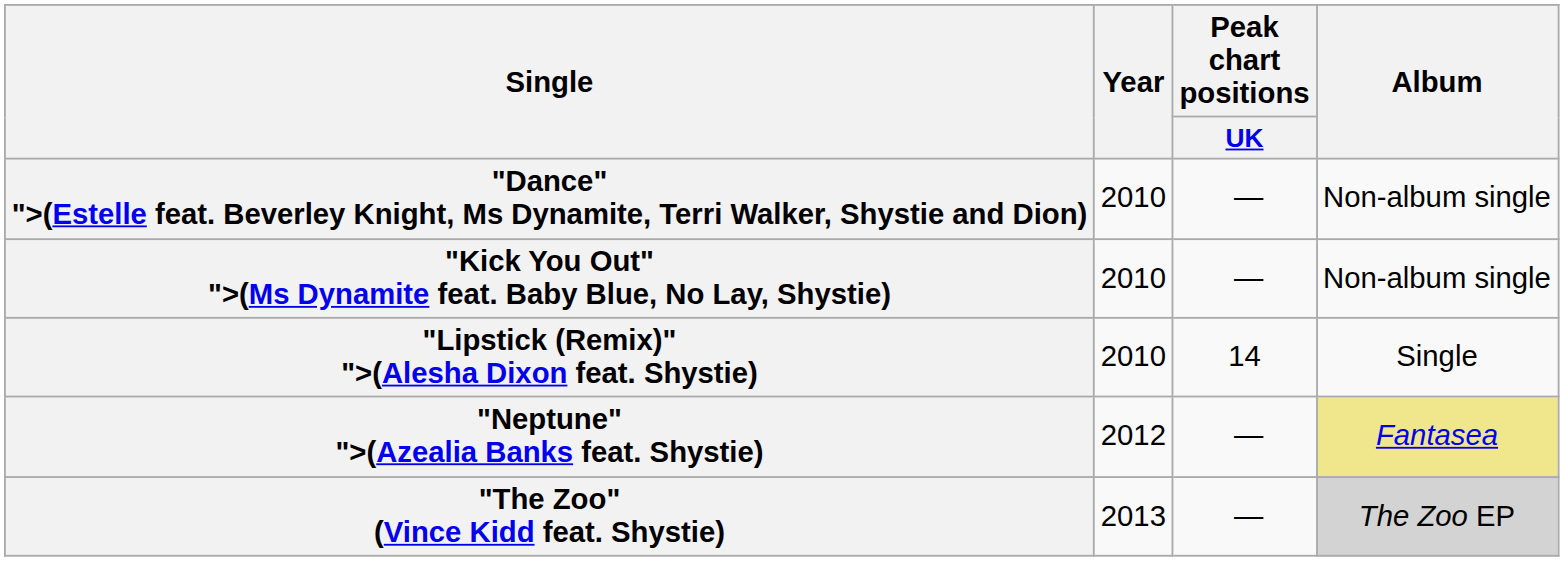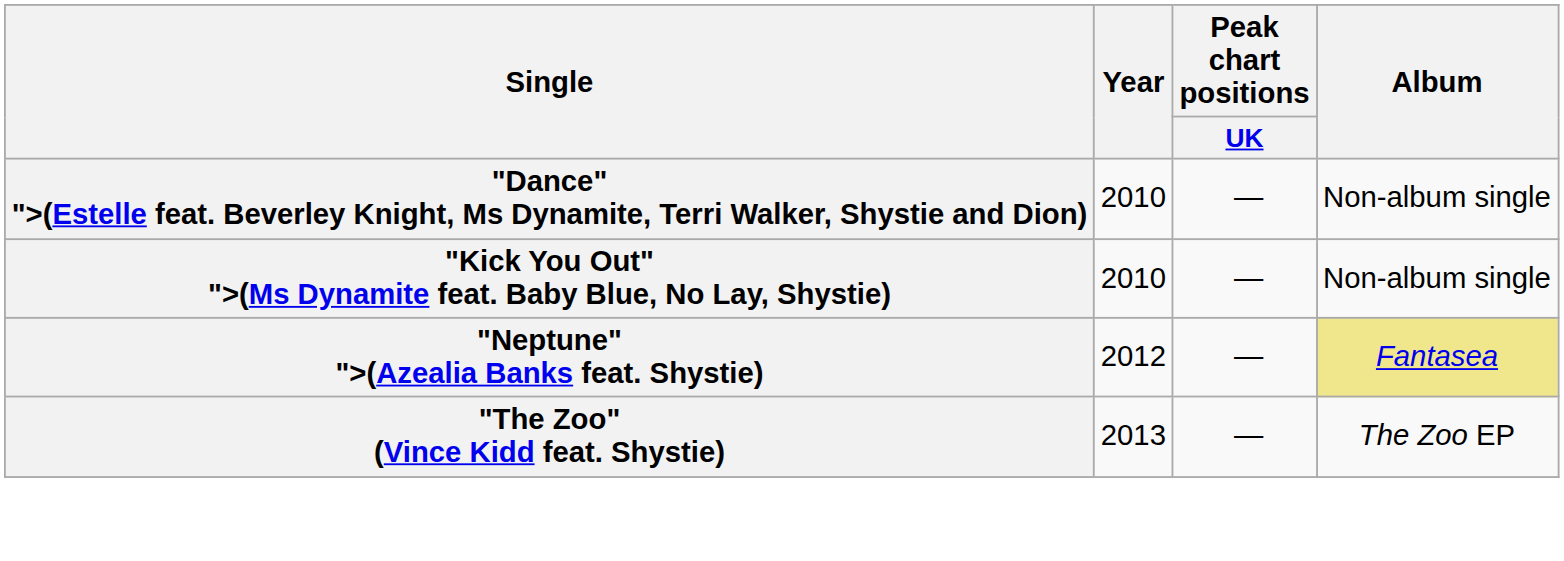- row: (549, 356)
(1437, 515) lightgrey background -> (1437, 436) no background
